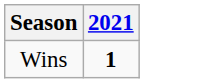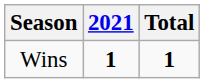+ column: (169, 22)
